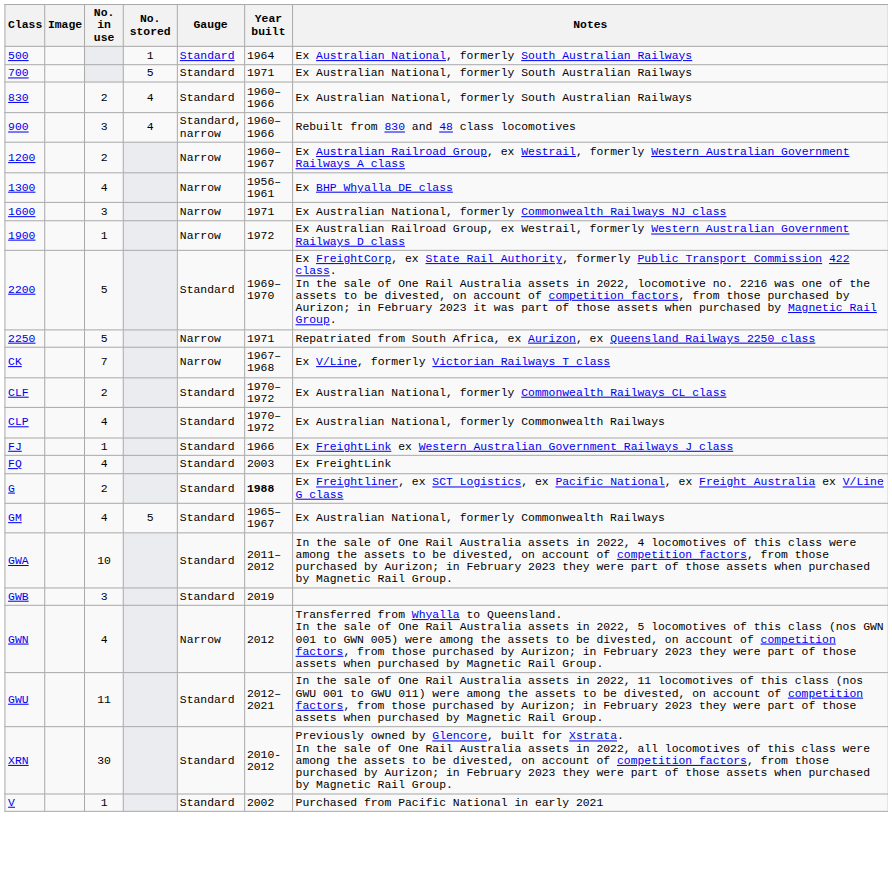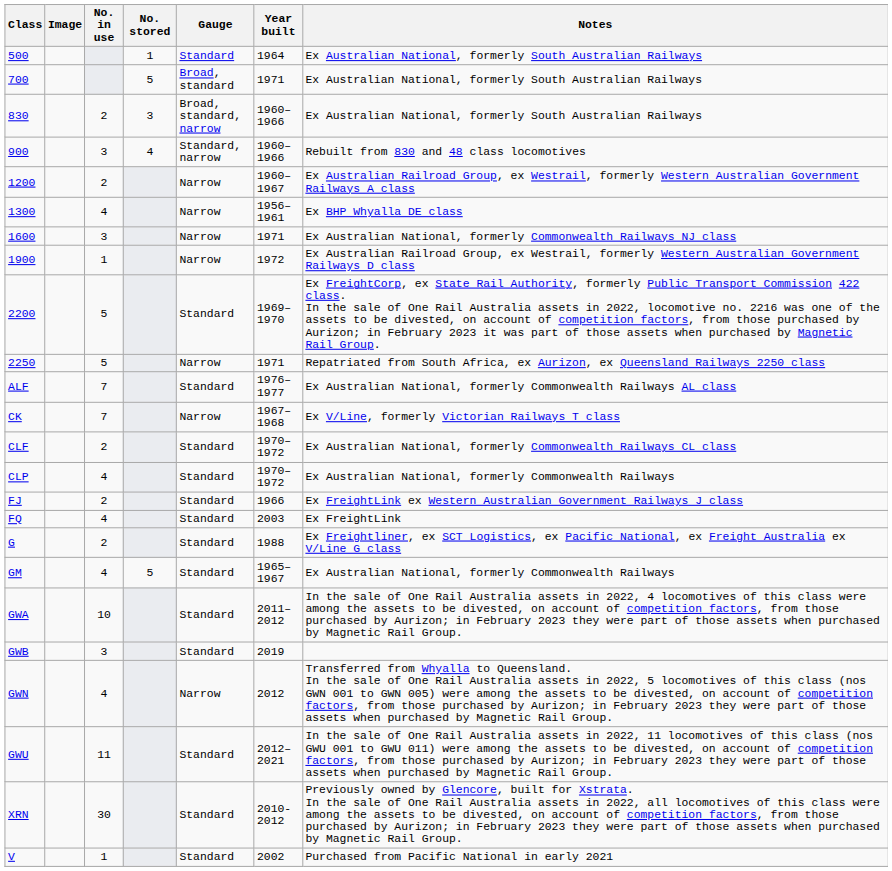(207, 74) Standard -> (207, 80) Broad, standard
(150, 98) 4 -> (150, 116) 3
(207, 98) Standard -> (210, 116) Broad, standard, narrow
+ row: (18, 387)
(104, 447) 1 -> (104, 501) 2
(261, 488) bold -> (271, 543) normal
